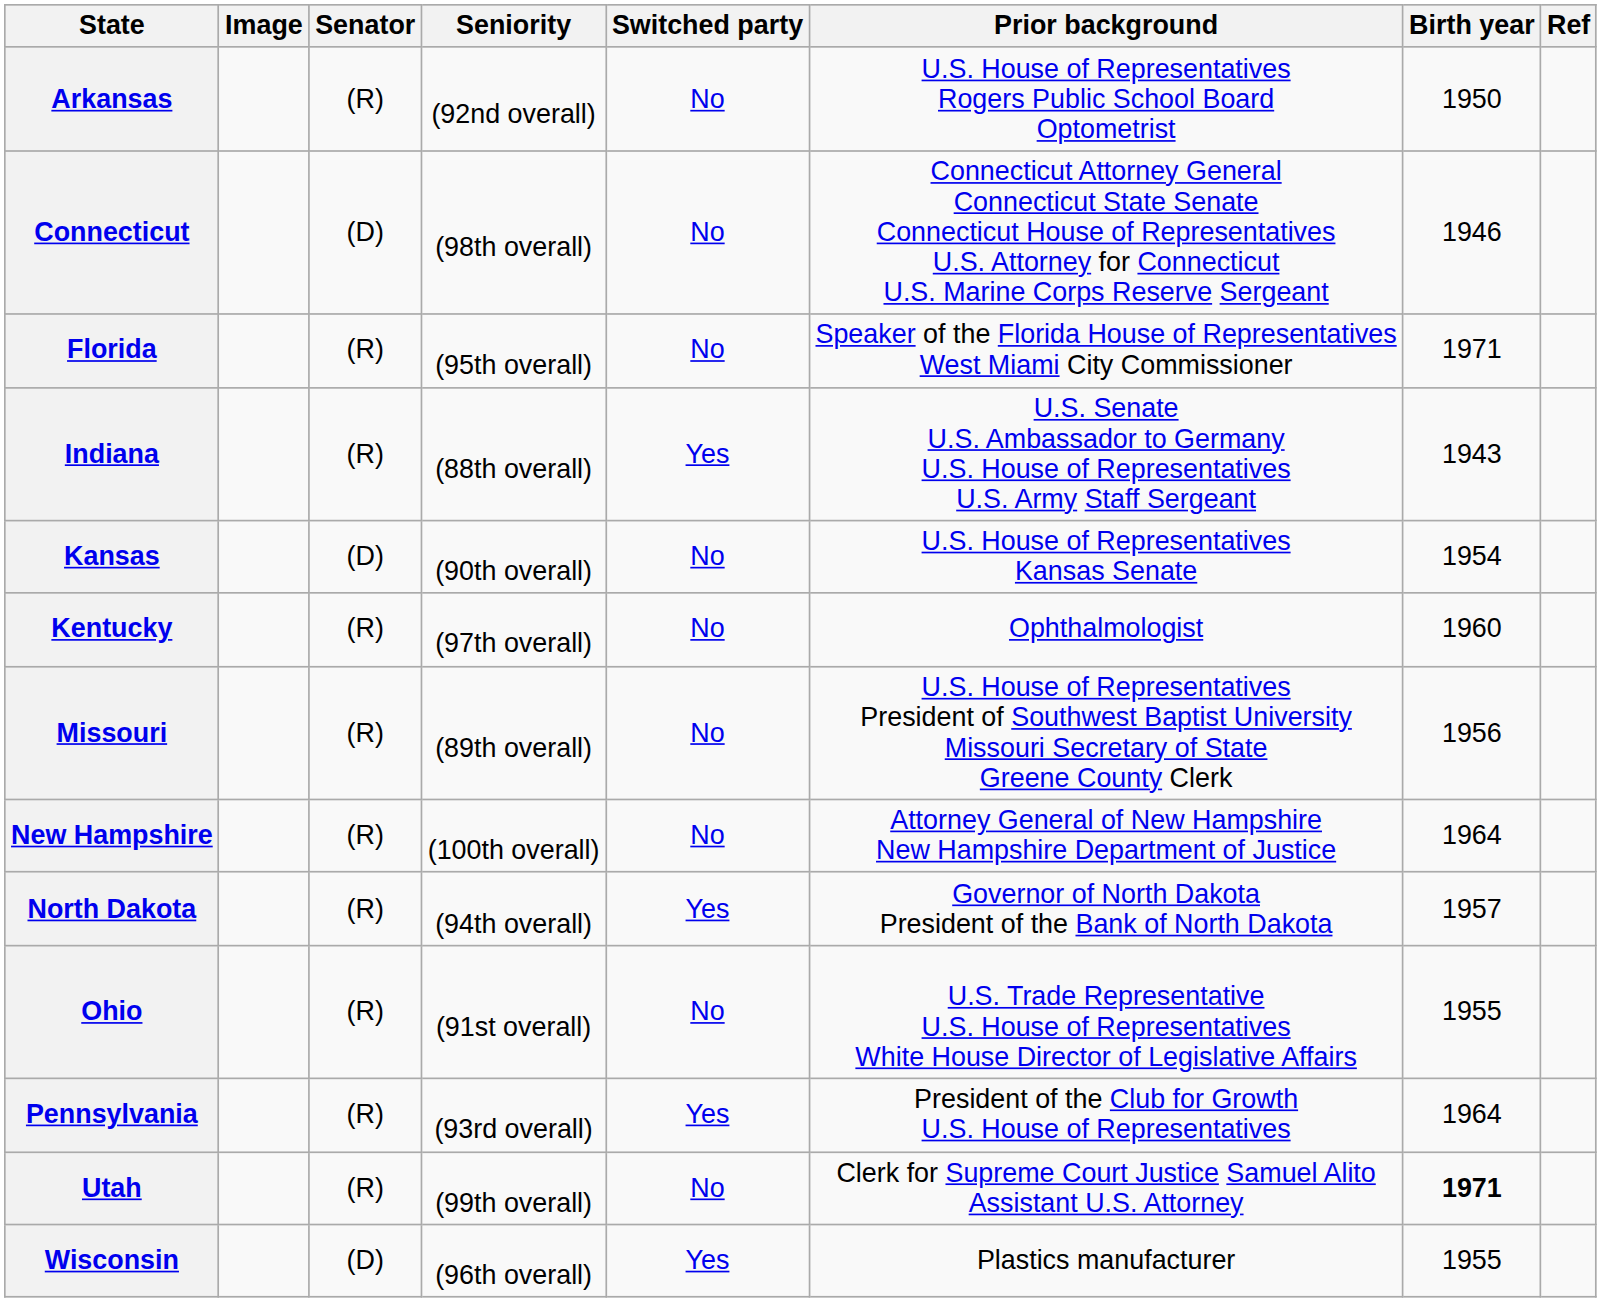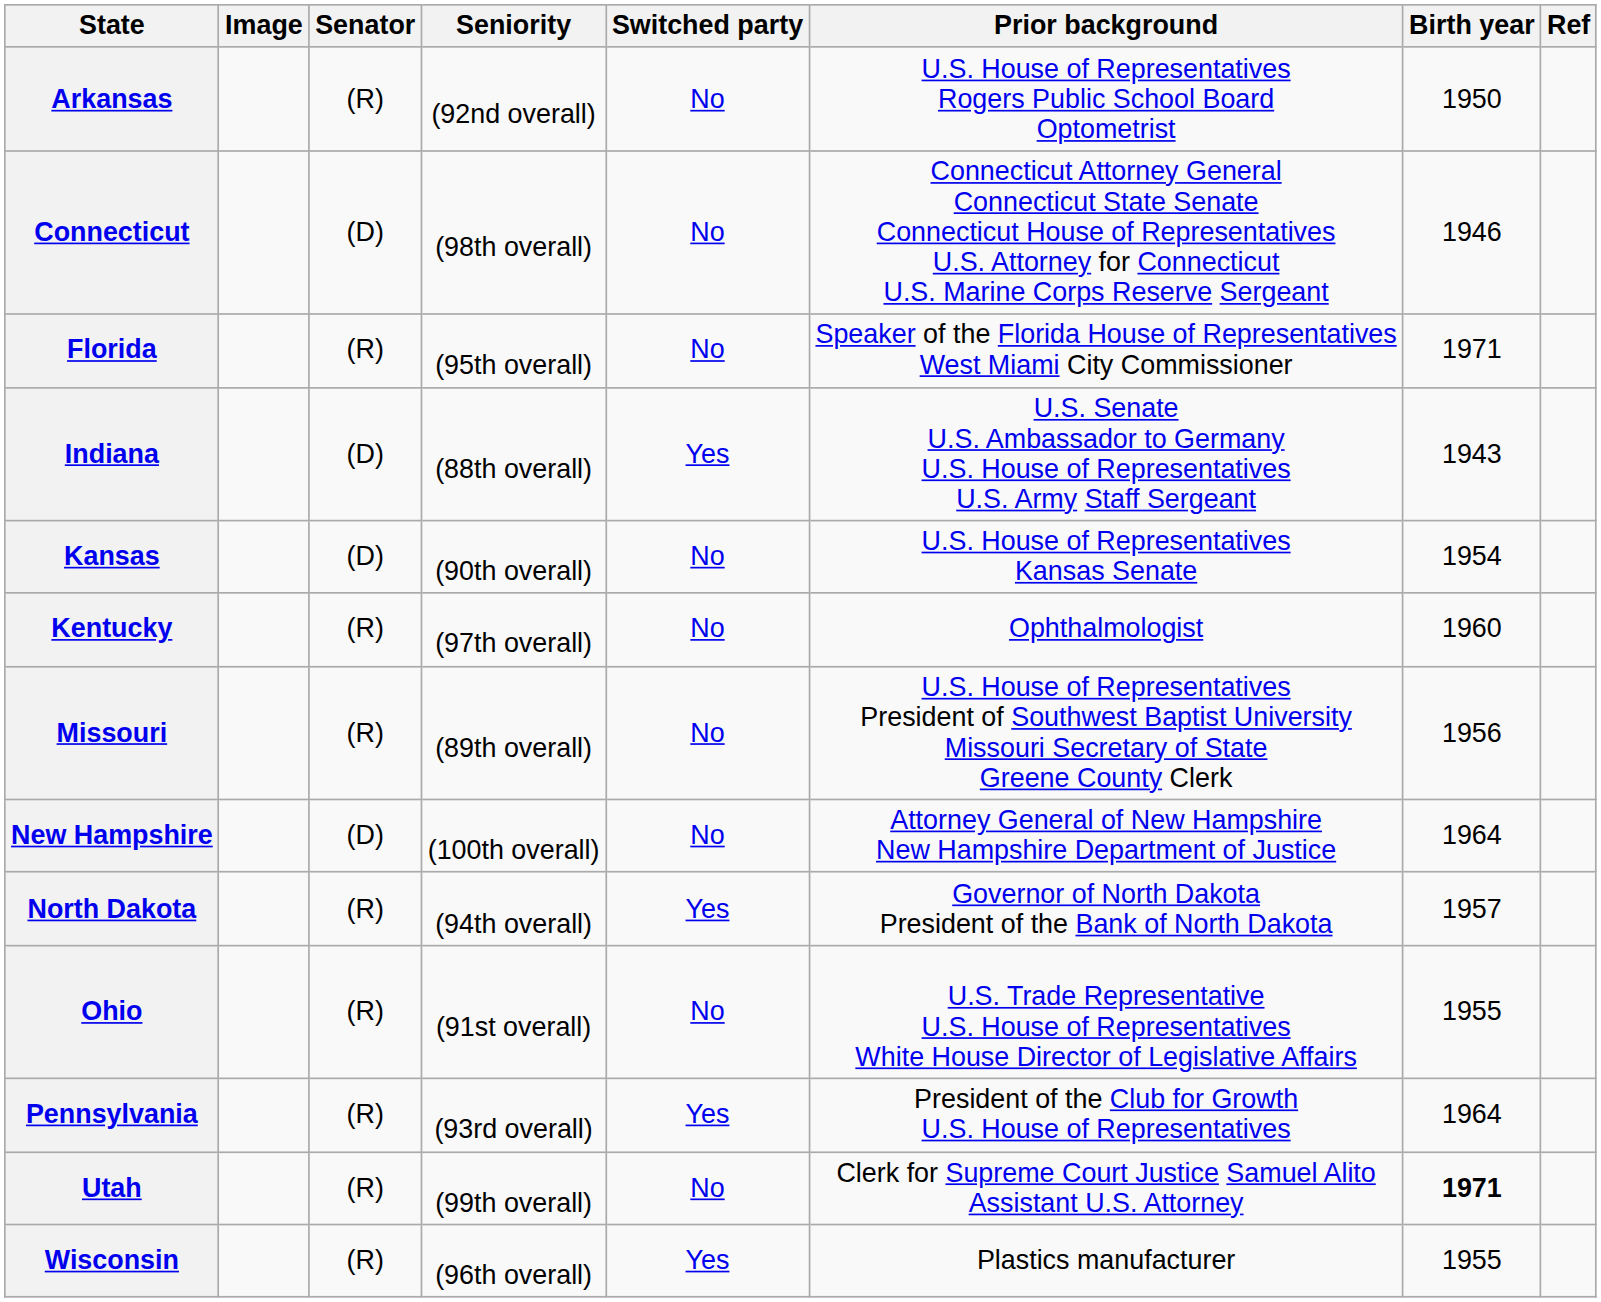(365, 453) (R) -> (365, 453) (D)
(365, 835) (R) -> (365, 835) (D)
(365, 1260) (D) -> (365, 1260) (R)
